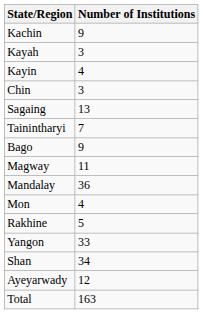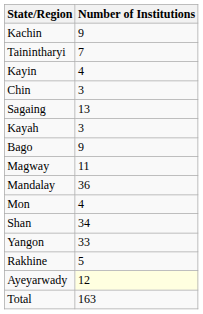rows swapped: (23, 52) <-> (36, 128)
rows swapped: (27, 223) <-> (19, 261)
(84, 280) no background -> (84, 280) lightyellow background
